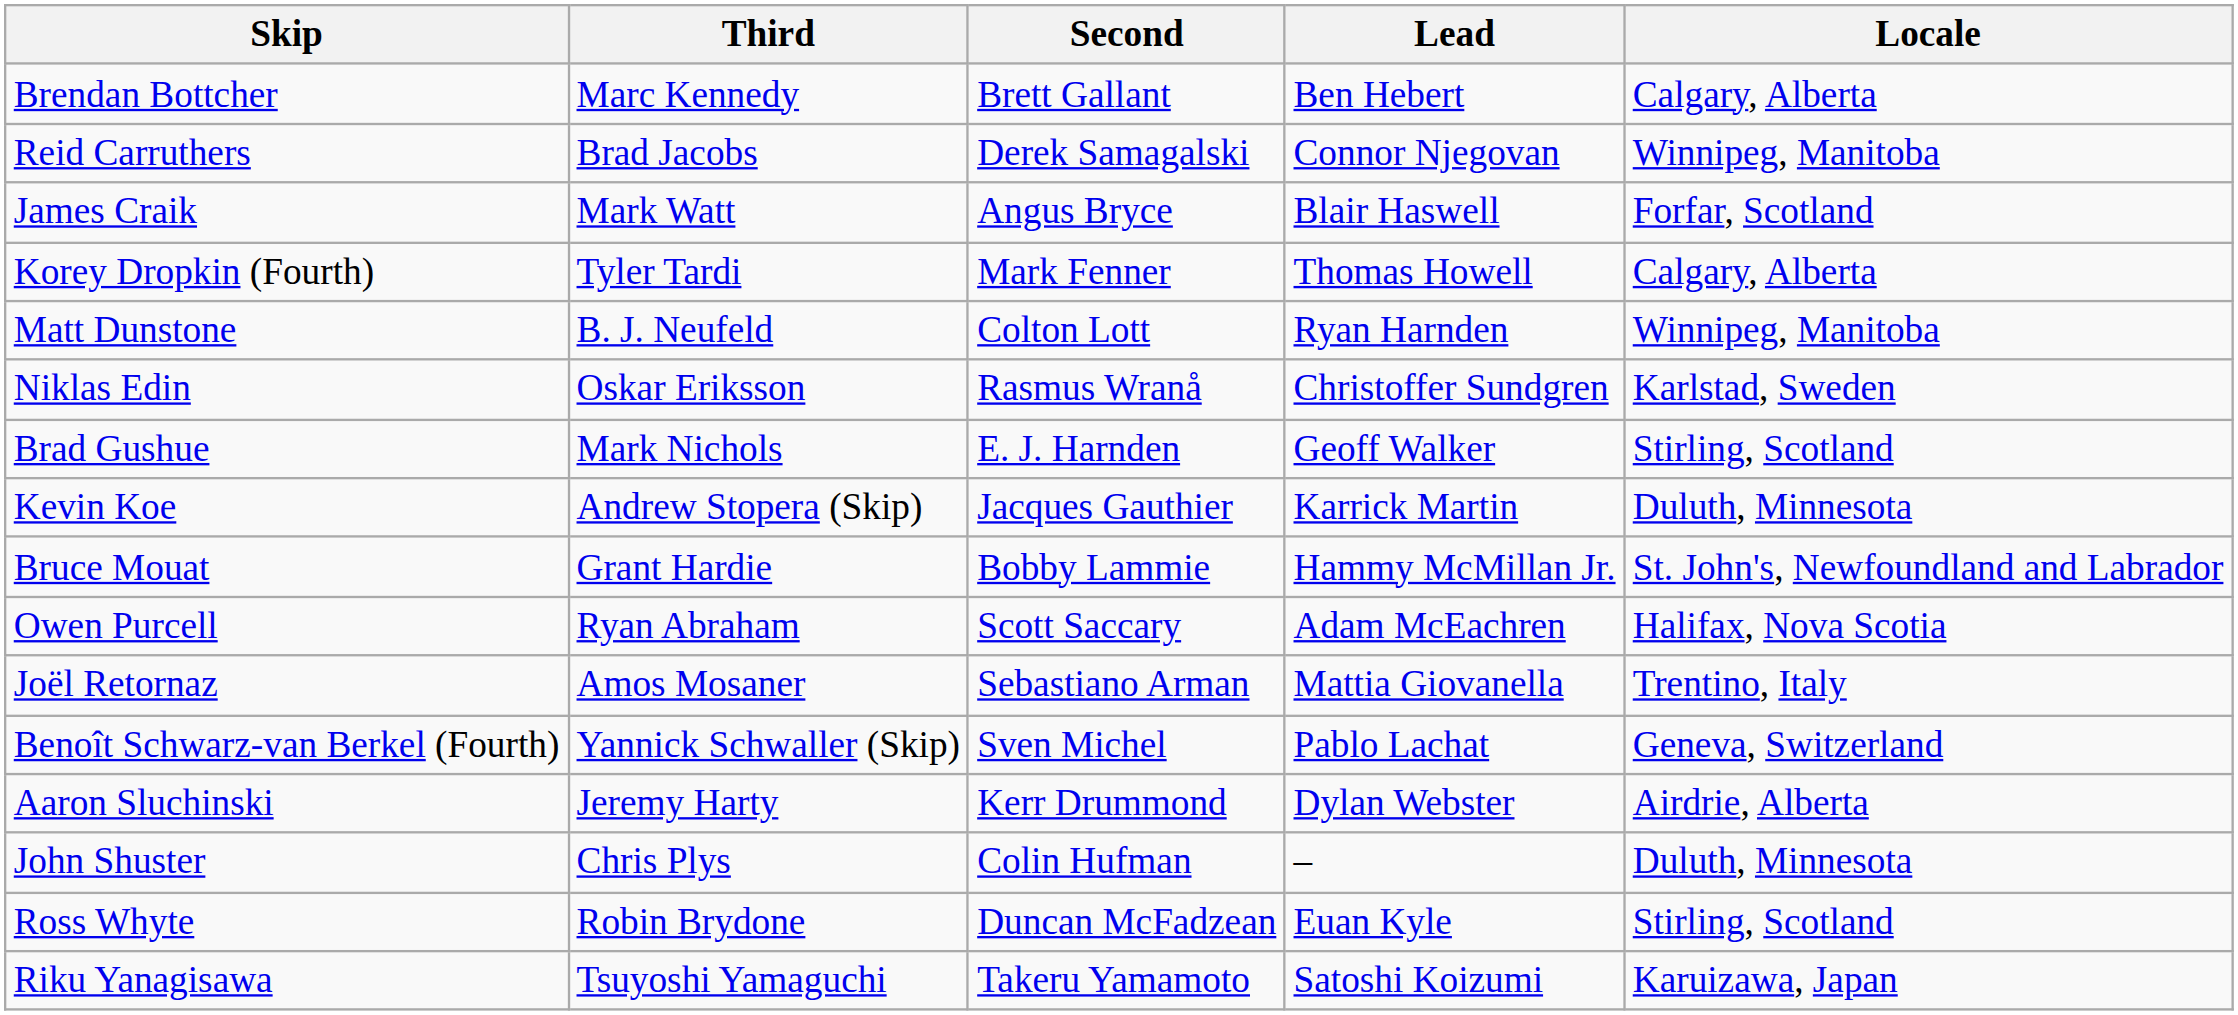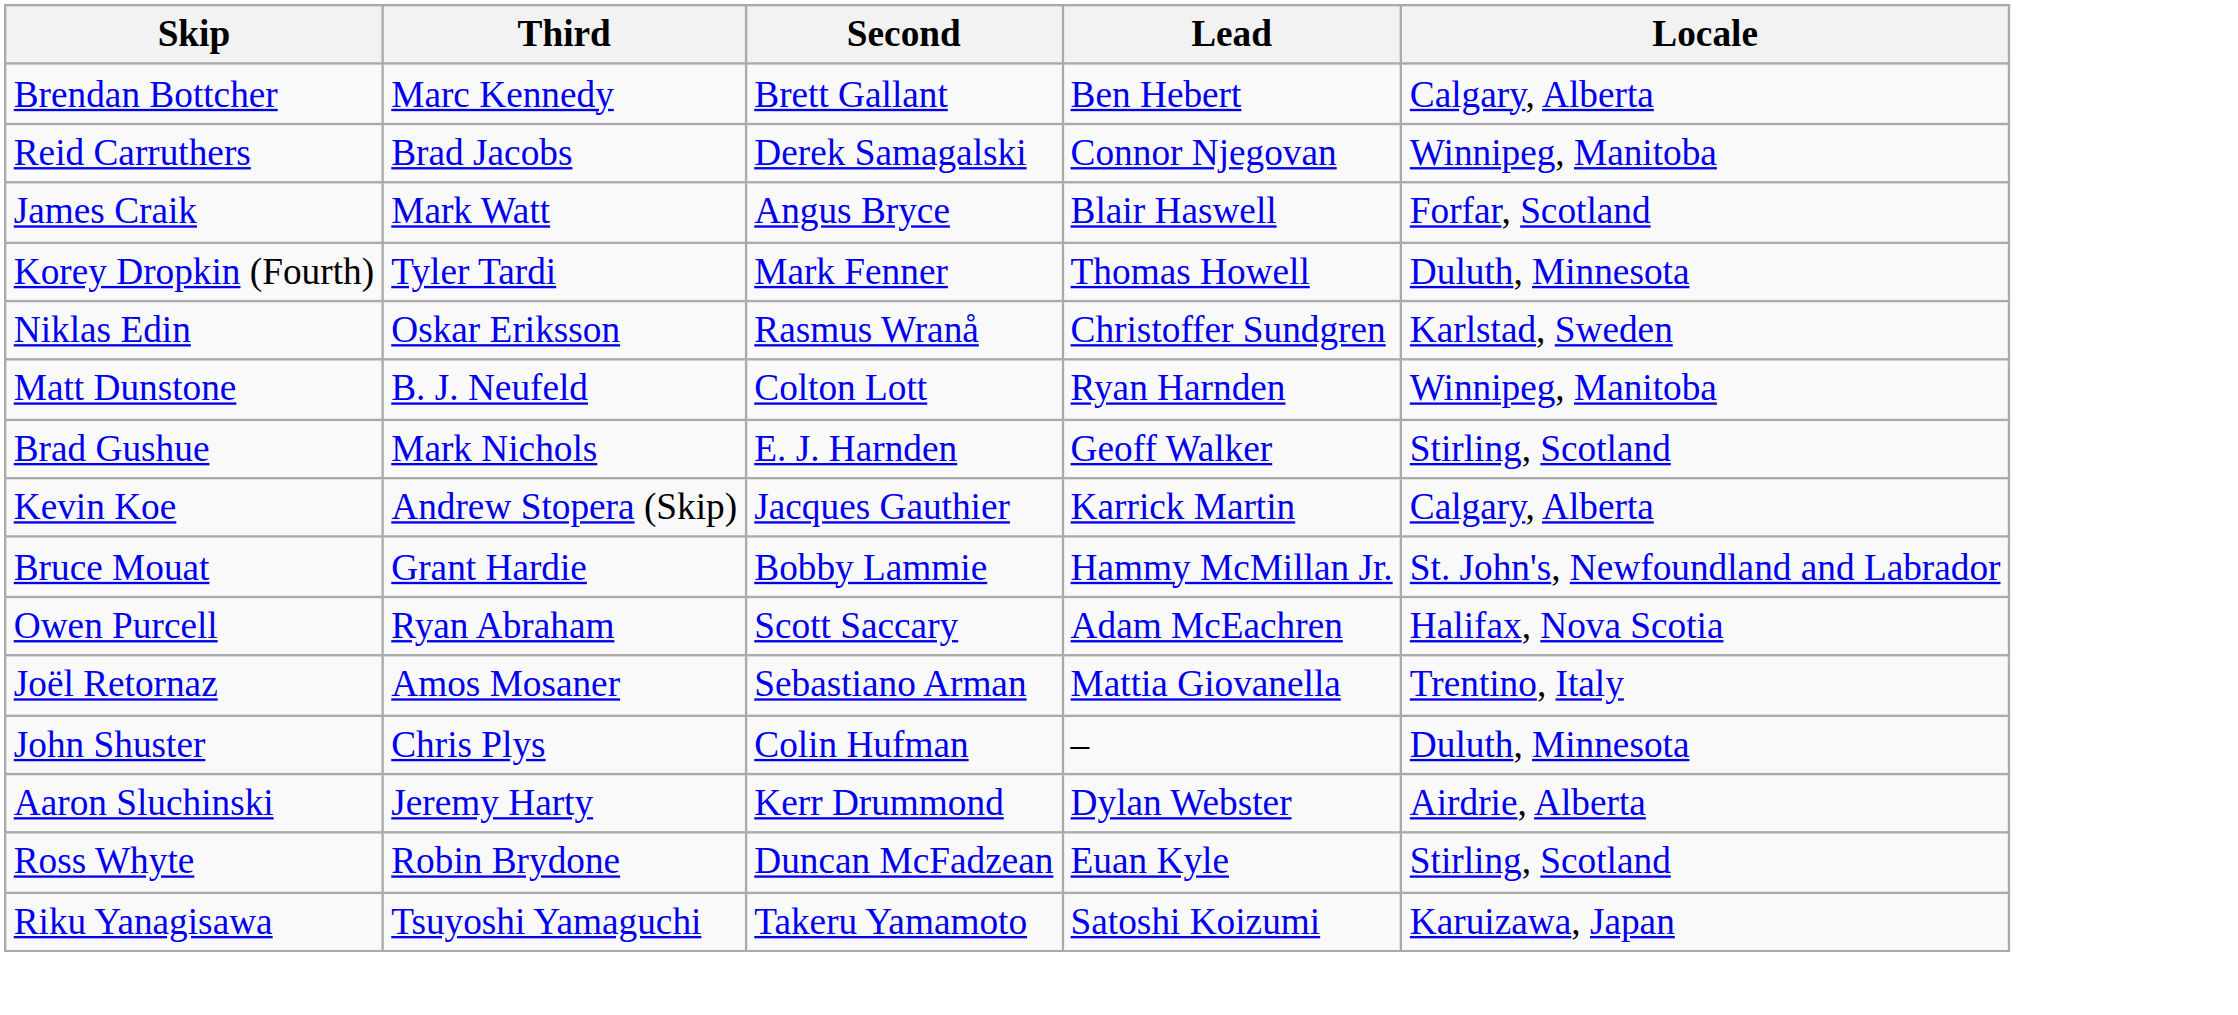(1755, 270) Calgary, Alberta -> (1550, 270) Duluth, Minnesota
rows swapped: (125, 329) <-> (102, 388)
(1773, 507) Duluth, Minnesota -> (1532, 507) Calgary, Alberta
- row: (287, 743)
rows swapped: (110, 861) <-> (144, 802)
